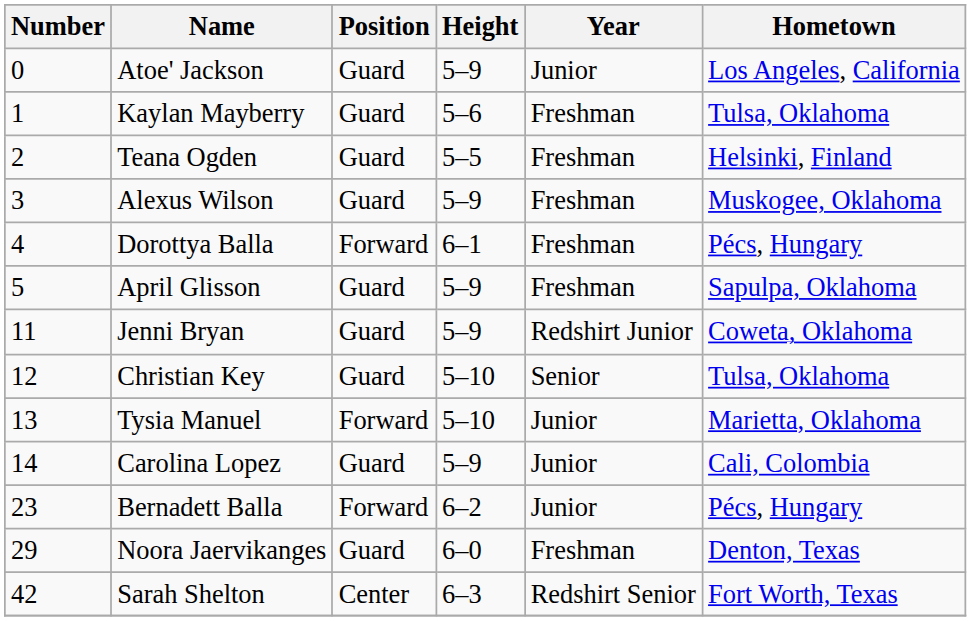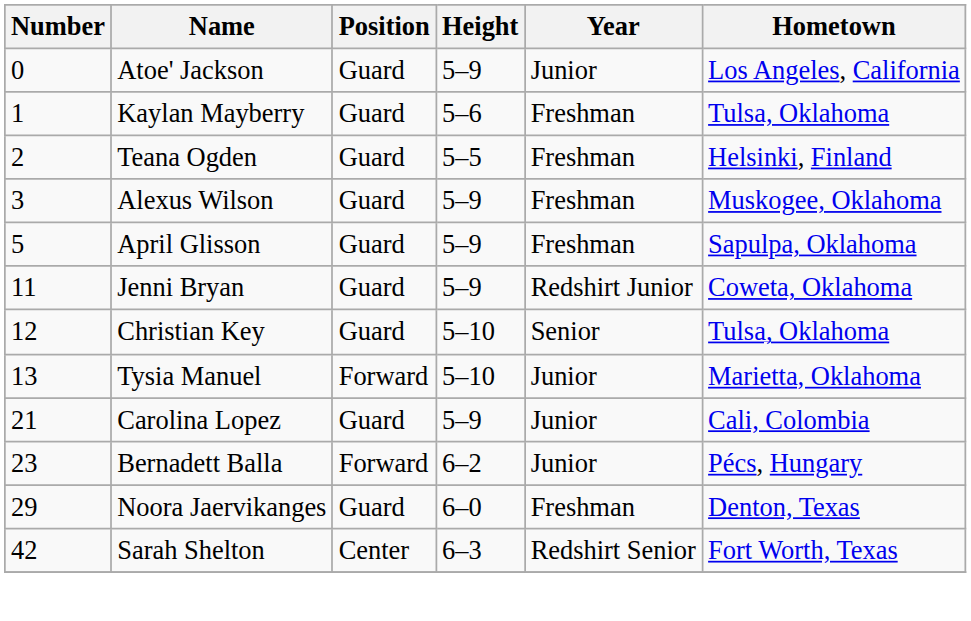- row: (195, 244)
(24, 462) 14 -> (24, 418) 21
